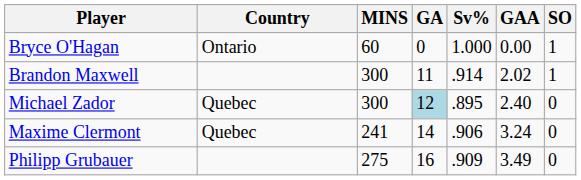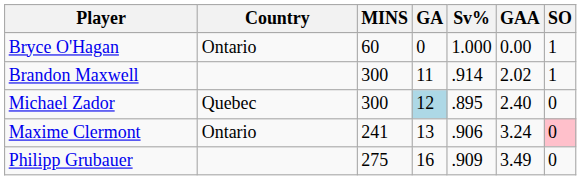(229, 132) Quebec -> (229, 132) Ontario
(425, 132) 14 -> (425, 132) 13
(553, 132) no background -> (553, 132) pink background
